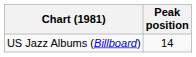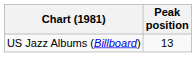(167, 43) 14 -> (167, 43) 13
